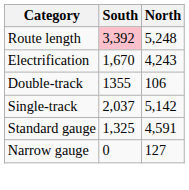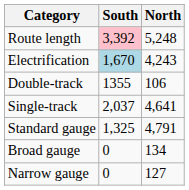(118, 60) no background -> (118, 60) lightblue background
(161, 106) 5,142 -> (161, 106) 4,641
(161, 128) 4,591 -> (161, 128) 4,791
+ row: (44, 151)
